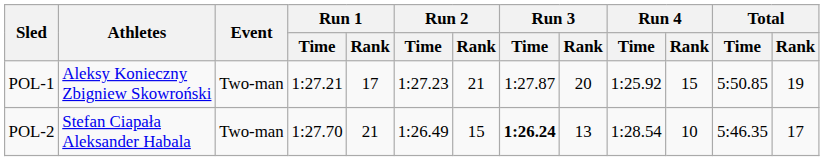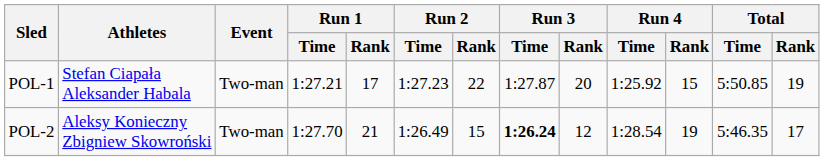(137, 84) Aleksy Konieczny Zbigniew Skowroński -> (127, 84) Stefan Ciapała Aleksander Habala
(476, 84) 21 -> (476, 84) 22
(127, 131) Stefan Ciapała Aleksander Habala -> (137, 131) Aleksy Konieczny Zbigniew Skowroński
(583, 131) 13 -> (583, 131) 12
(689, 131) 10 -> (689, 131) 19
